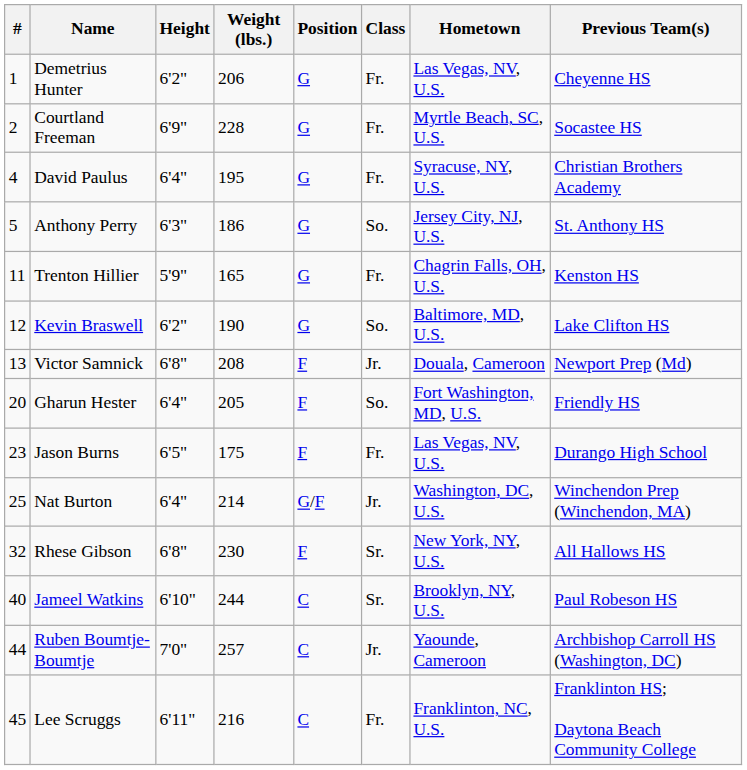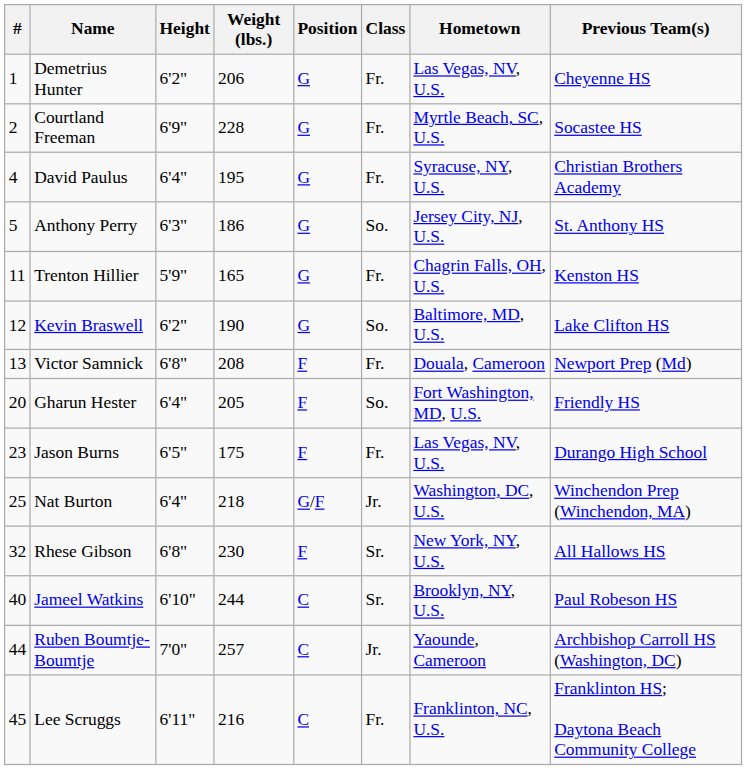(374, 364) Jr. -> (375, 364) Fr.
(231, 502) 214 -> (231, 502) 218
